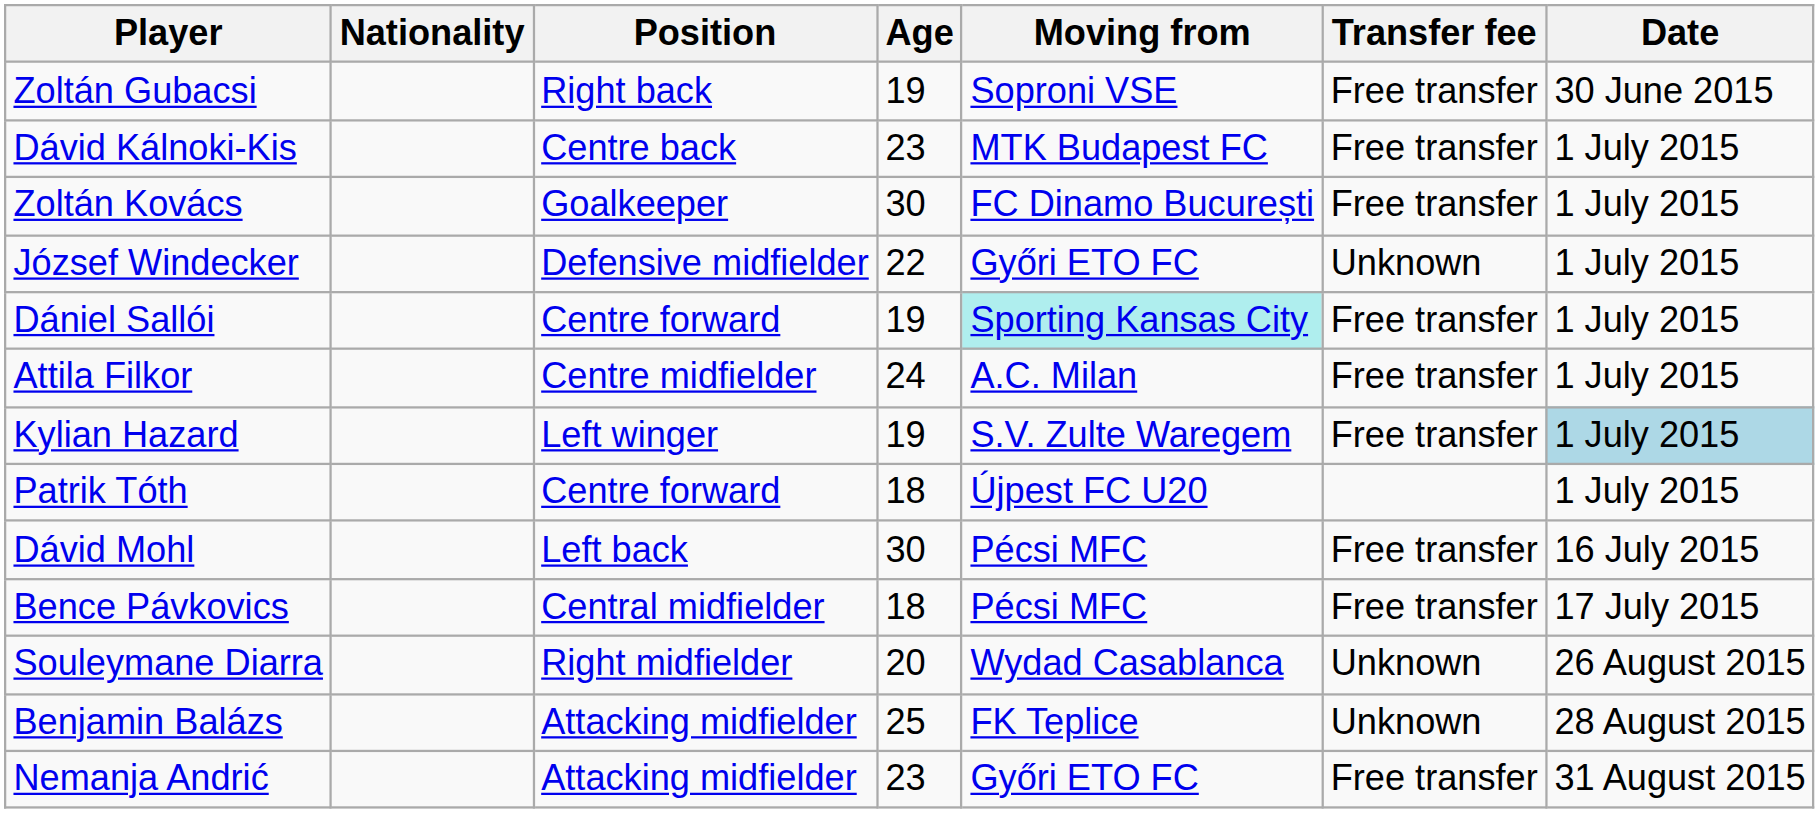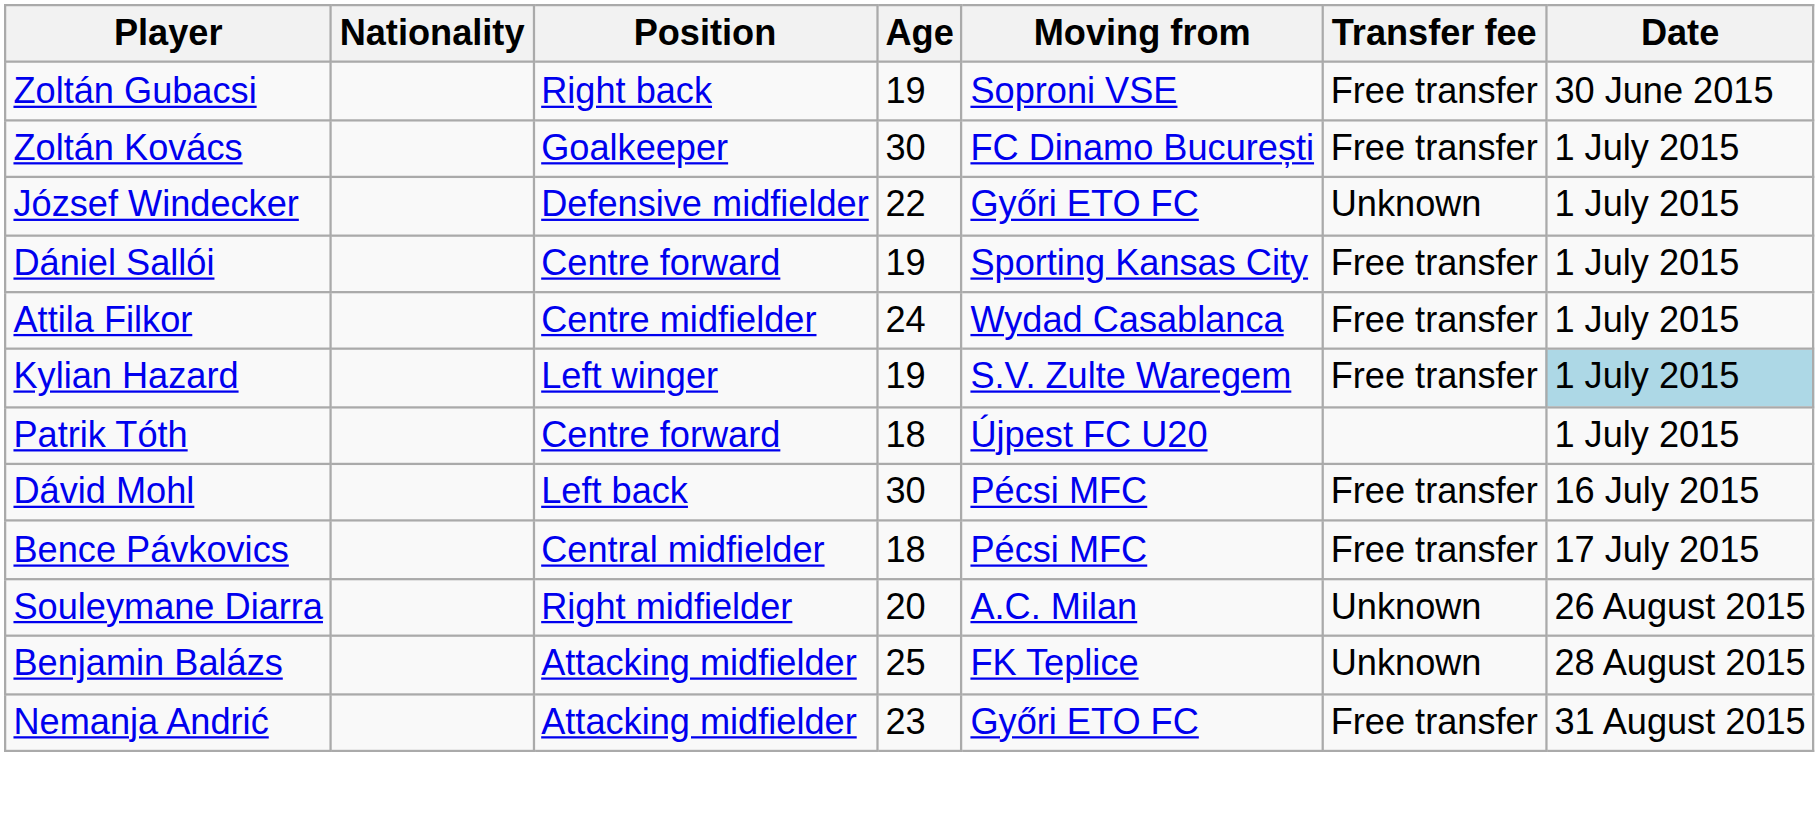- row: (155, 147)
(1139, 319) paleturquoise background -> (1139, 262) no background
(1054, 377) A.C. Milan -> (1127, 319) Wydad Casablanca
(1127, 663) Wydad Casablanca -> (1054, 606) A.C. Milan
